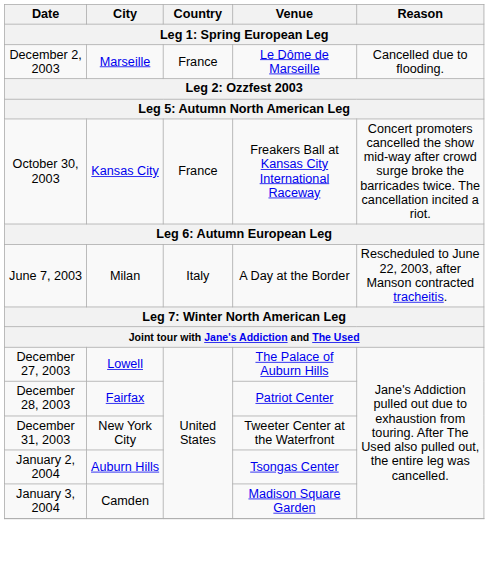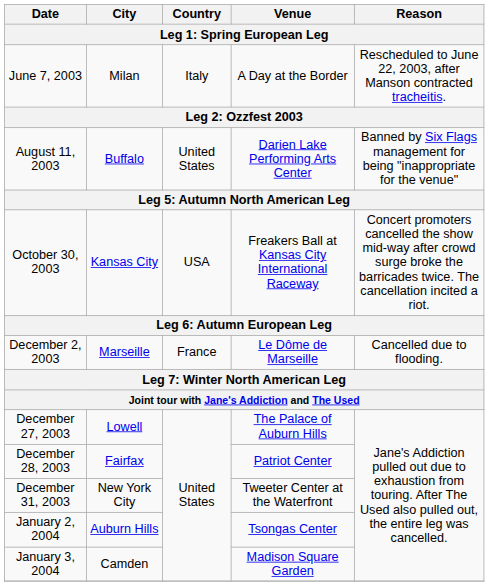rows swapped: (46, 275) <-> (46, 61)
+ row: (45, 158)
(198, 171) France -> (197, 262) USA
